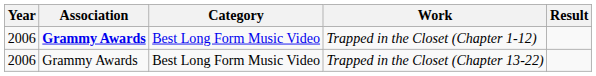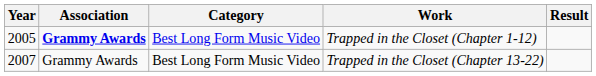(22, 37) 2006 -> (22, 37) 2005
(22, 60) 2006 -> (22, 60) 2007
